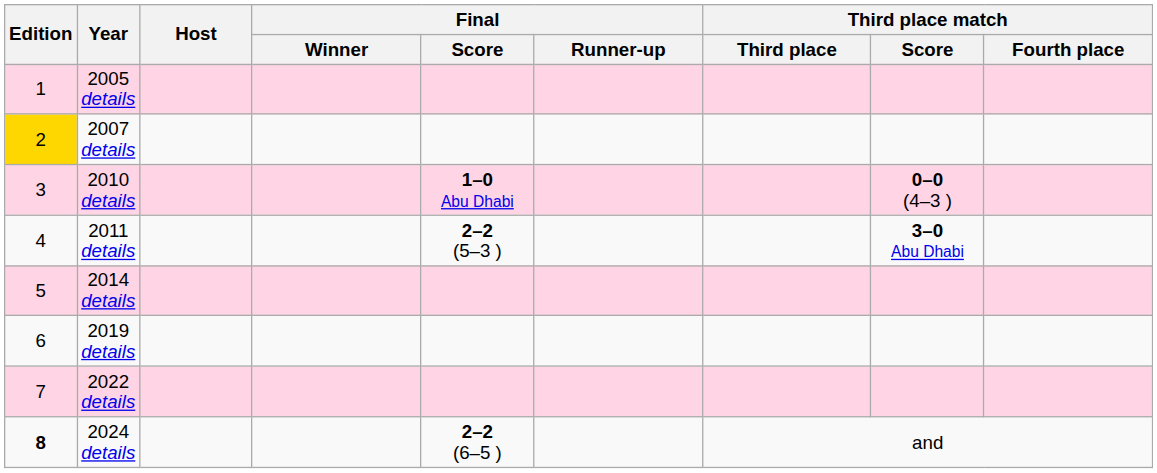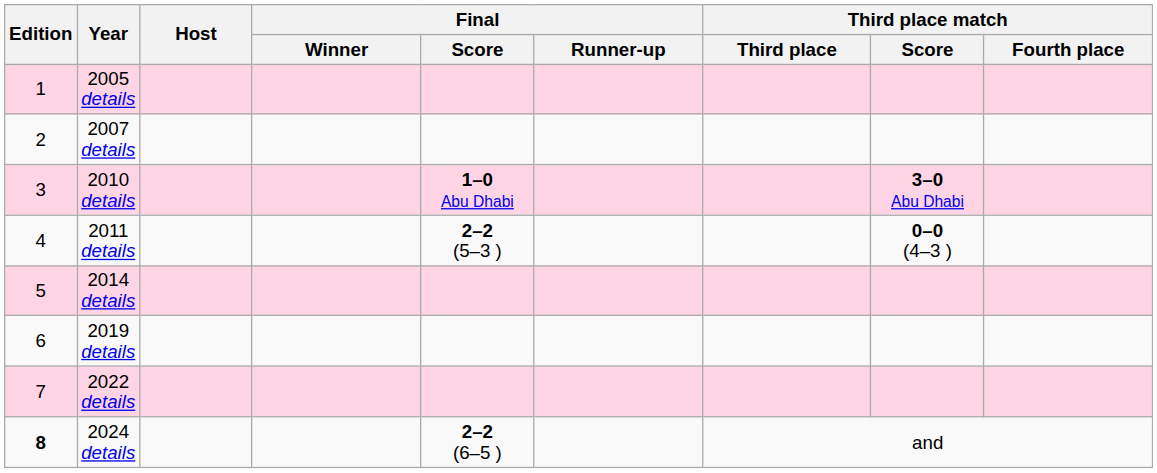(41, 140) gold background -> (41, 140) no background
(927, 190) 0–0 (4–3 ) -> (927, 190) 3–0 Abu Dhabi
(927, 241) 3–0 Abu Dhabi -> (927, 241) 0–0 (4–3 )
